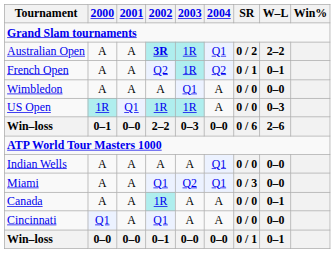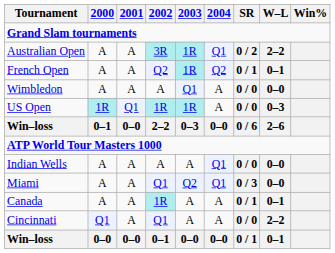(161, 51) bold -> (161, 51) normal
(247, 201) 0 / 0 -> (247, 201) 0 / 1
(276, 220) 0–0 -> (276, 220) 2–2
